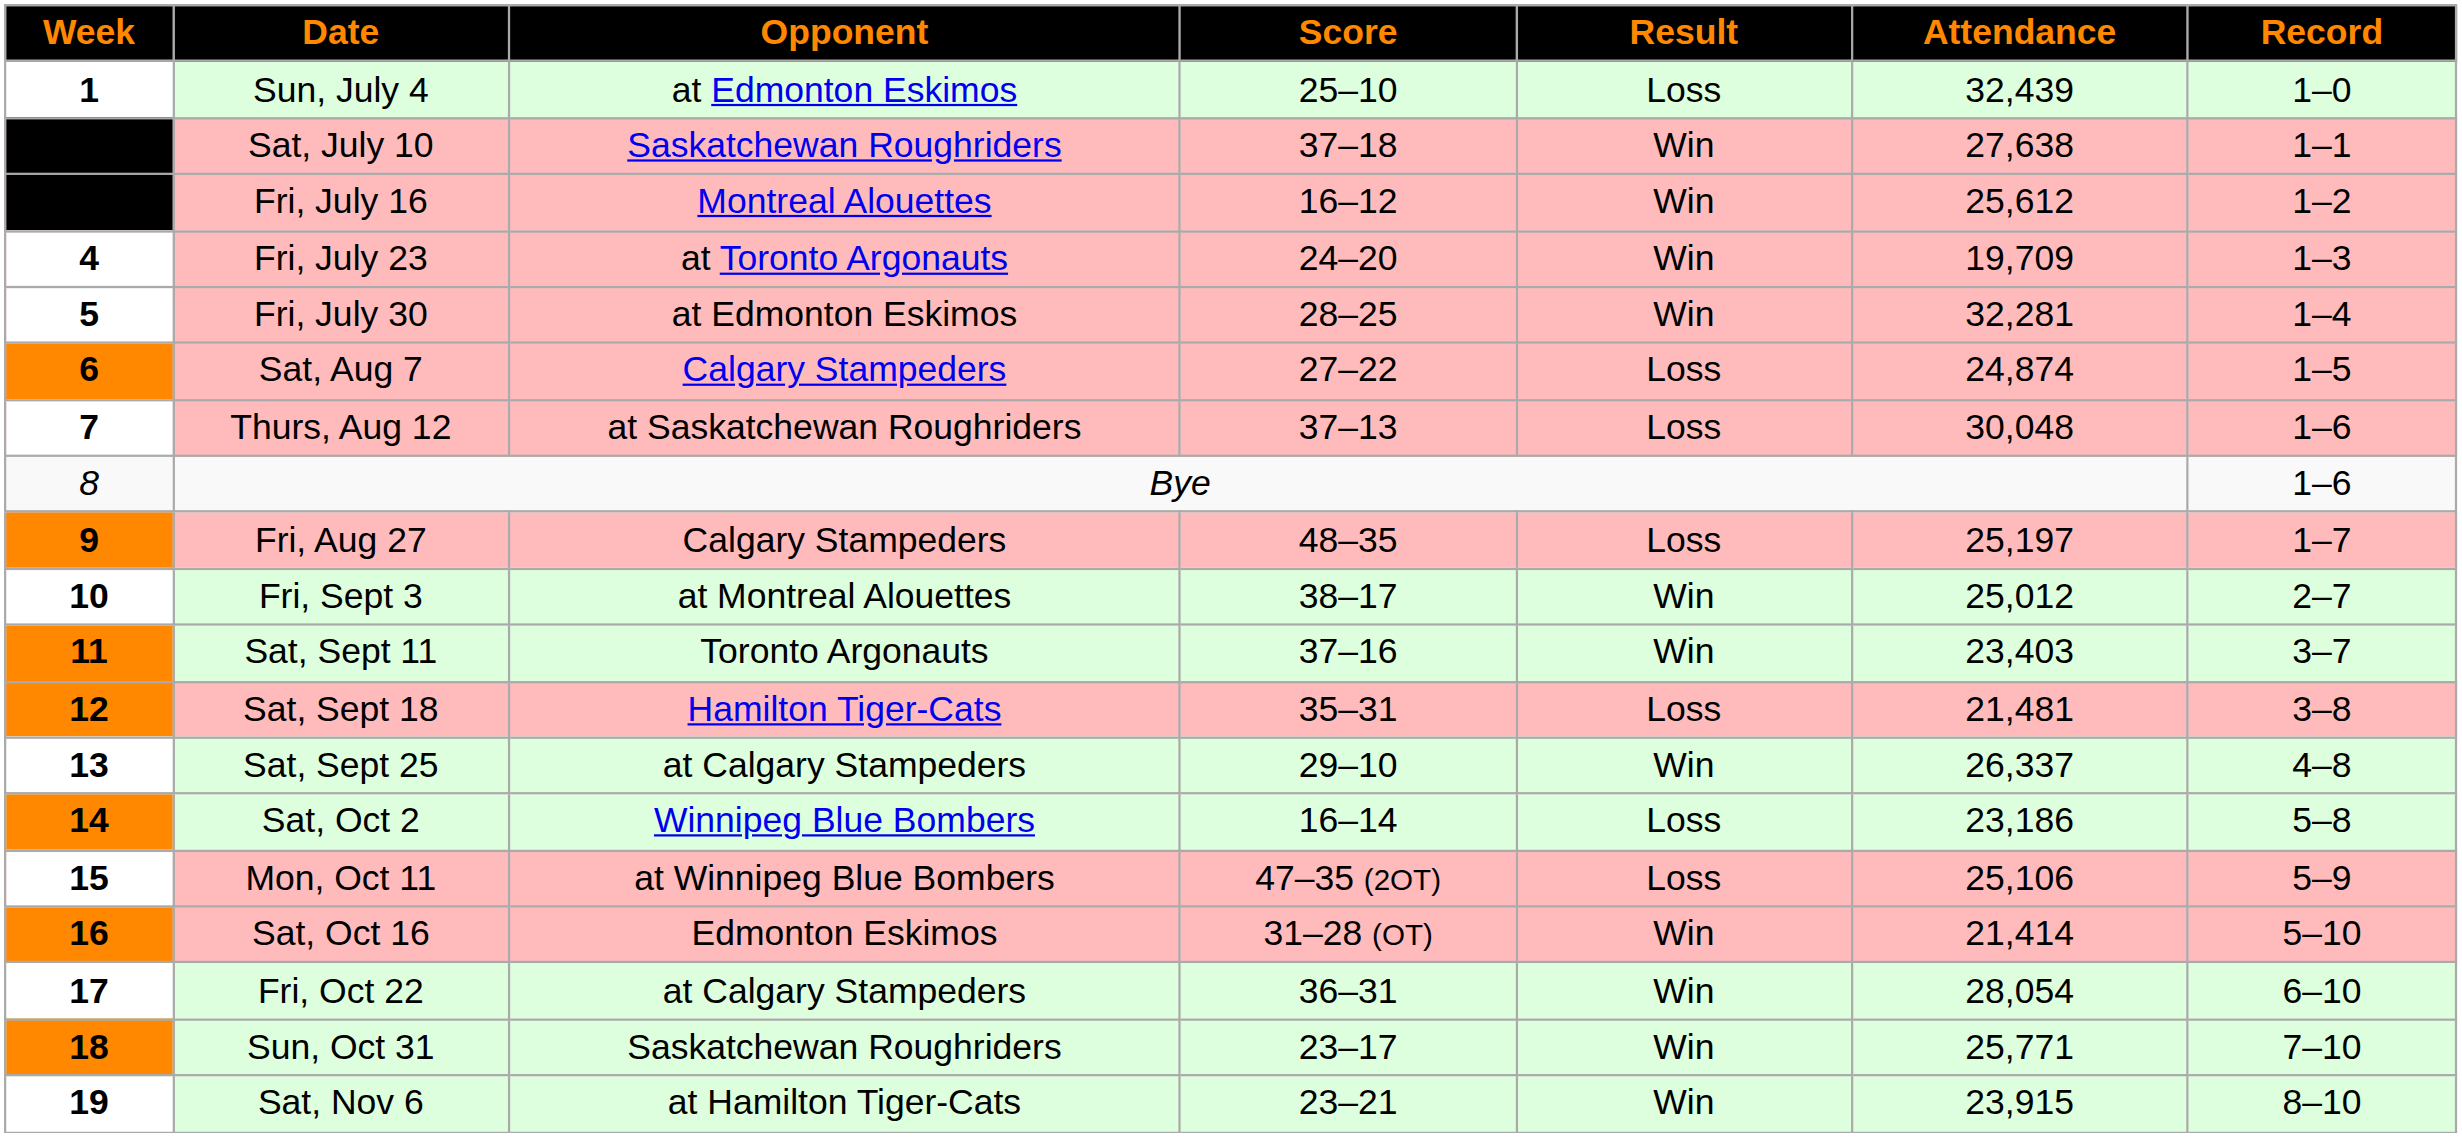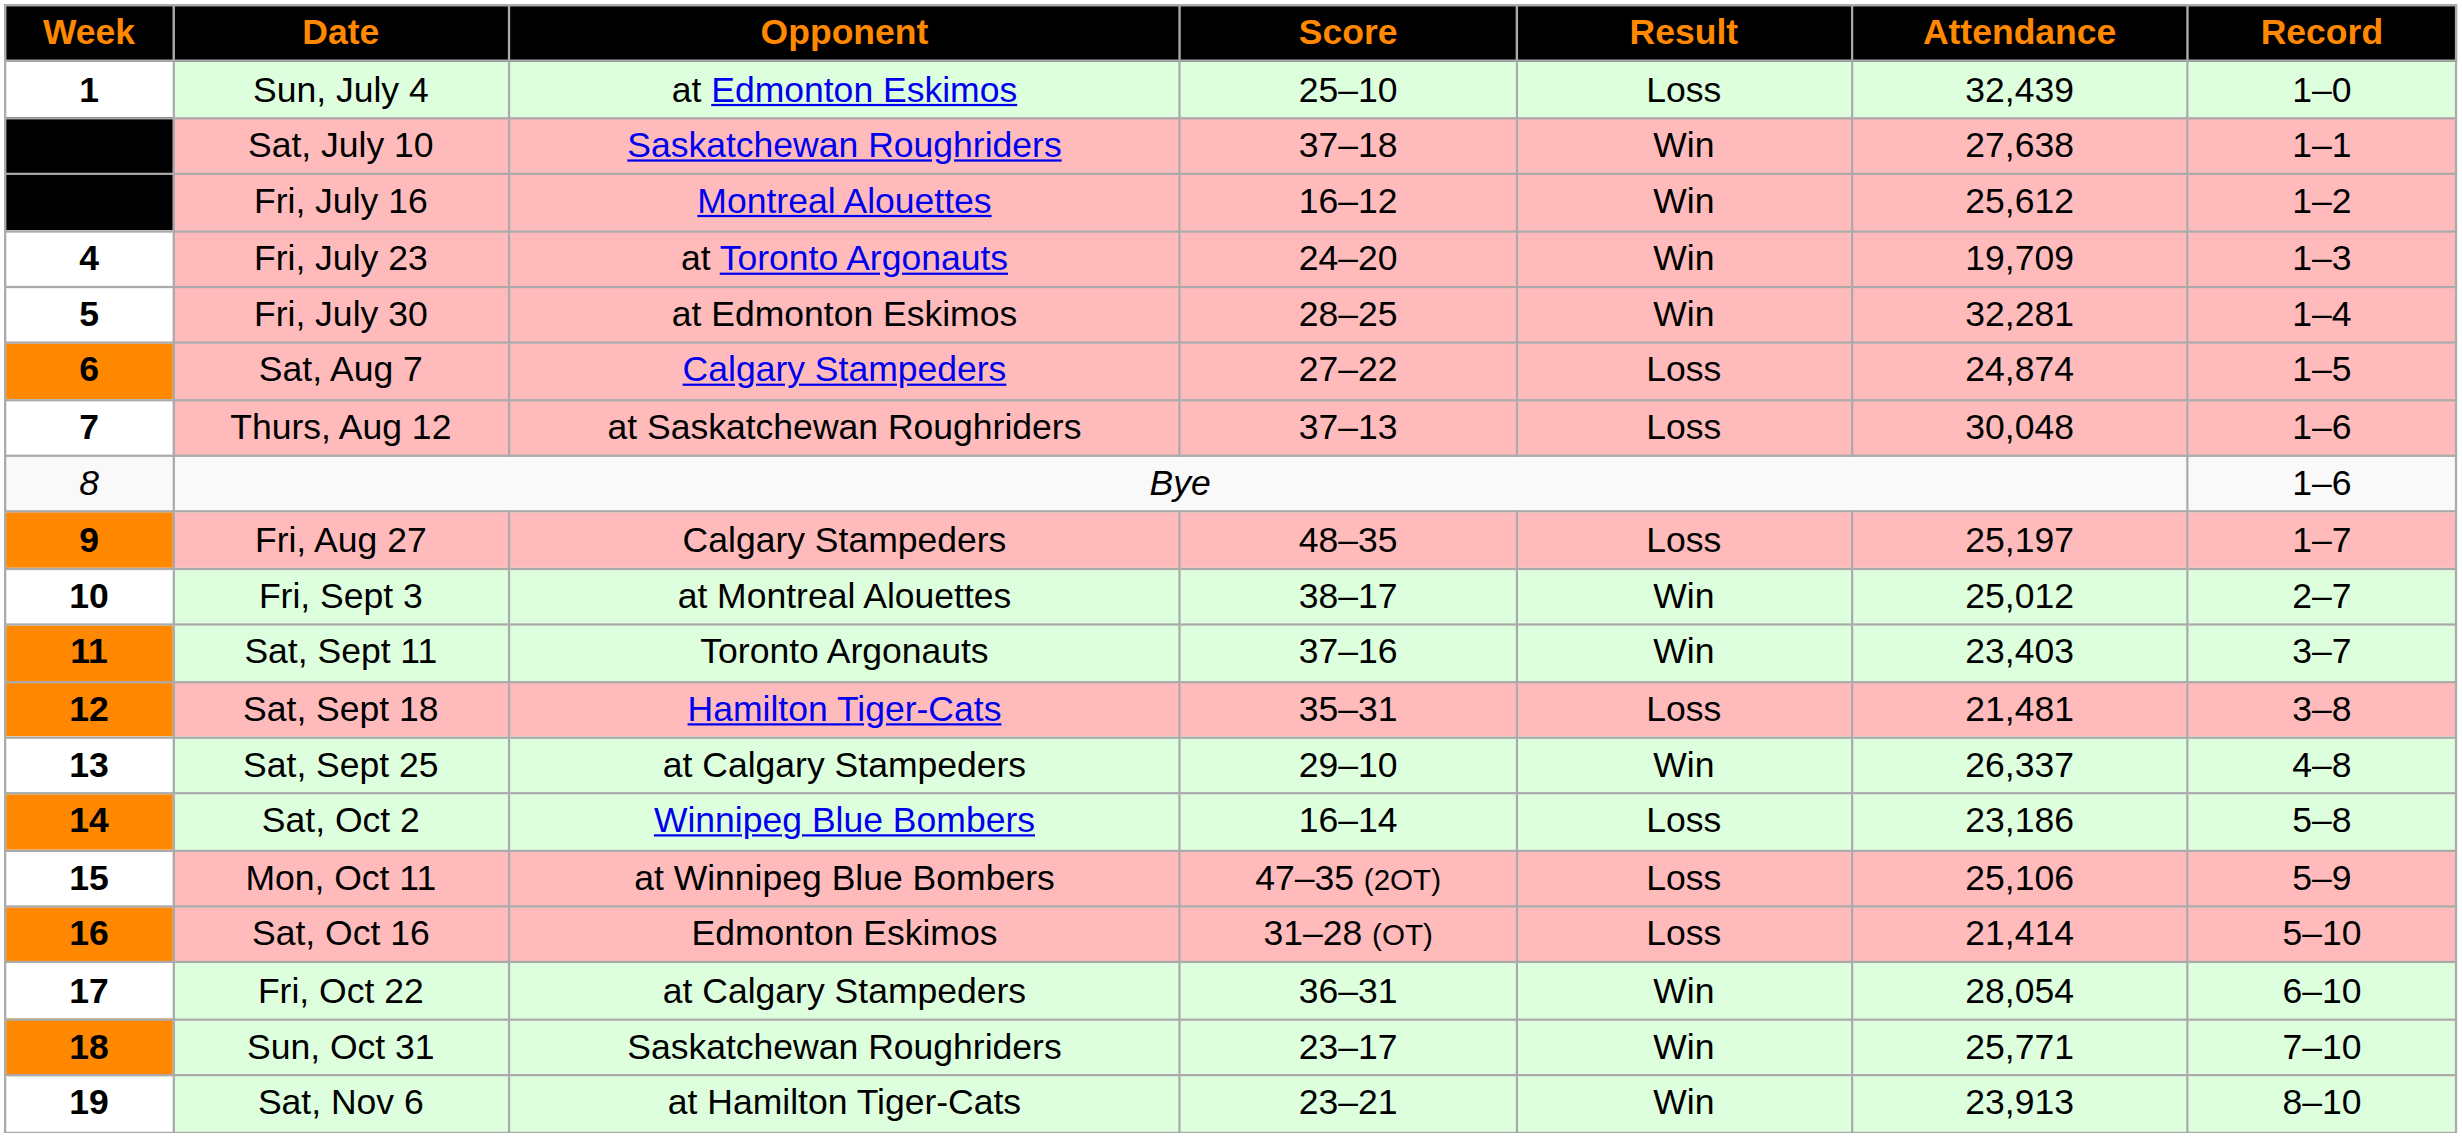(1684, 933) Win -> (1684, 933) Loss
(2020, 1102) 23,915 -> (2020, 1102) 23,913
